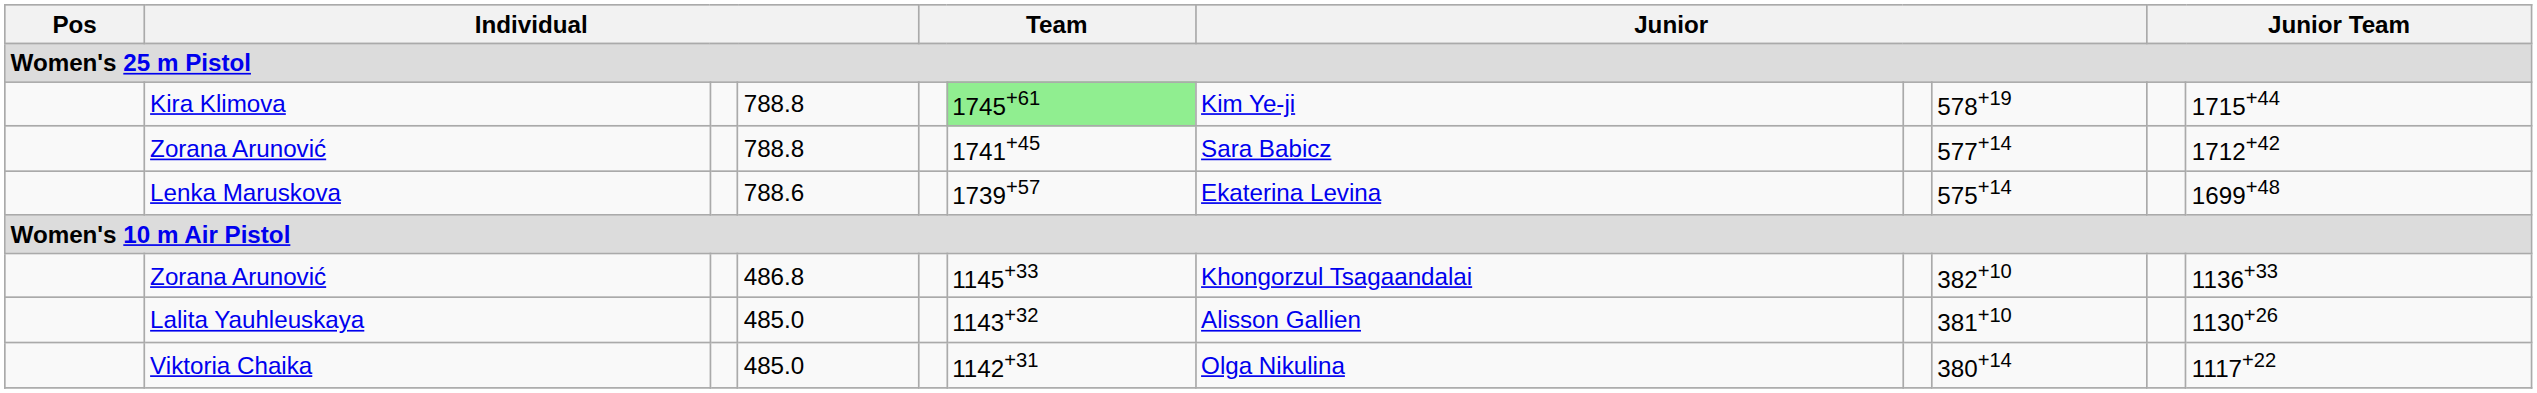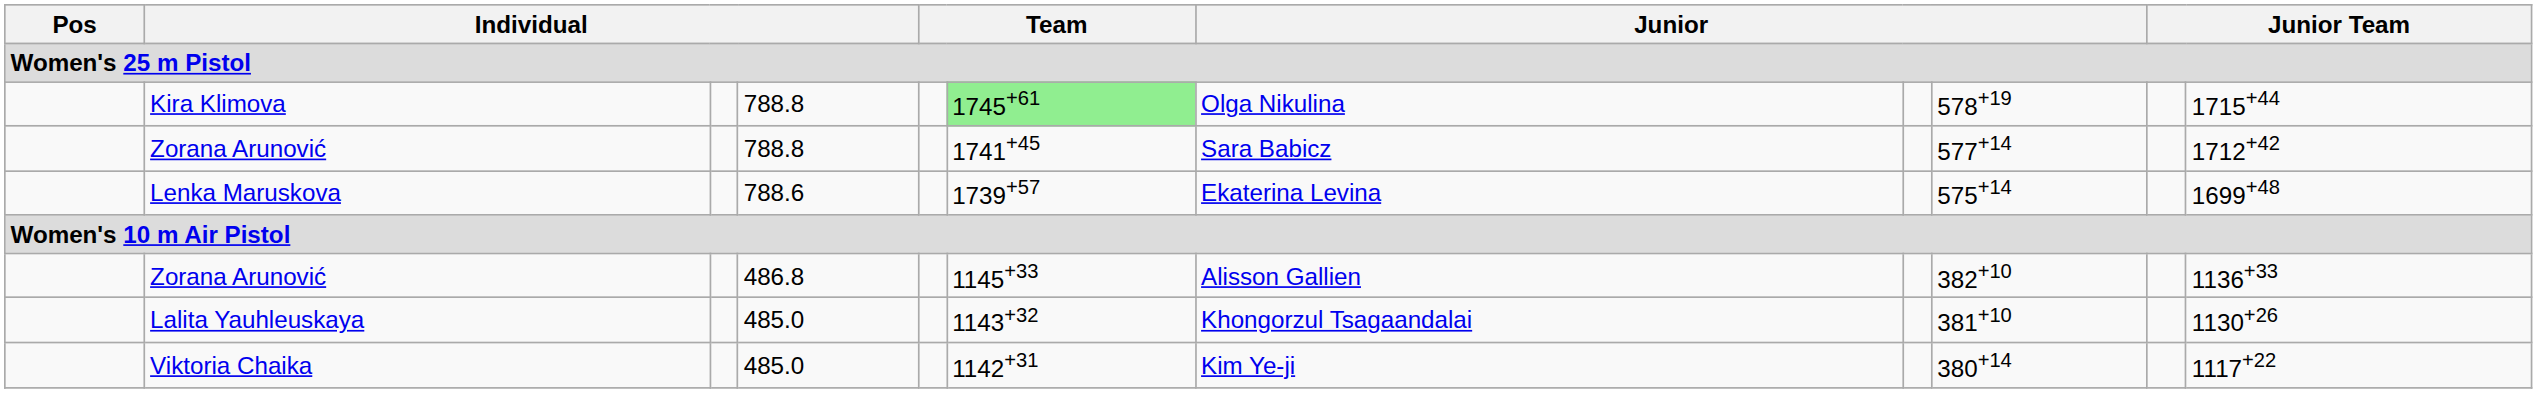(1248, 104) Kim Ye-ji -> (1273, 104) Olga Nikulina
(1337, 276) Khongorzul Tsagaandalai -> (1281, 276) Alisson Gallien
(1281, 321) Alisson Gallien -> (1337, 321) Khongorzul Tsagaandalai
(1273, 365) Olga Nikulina -> (1248, 365) Kim Ye-ji
